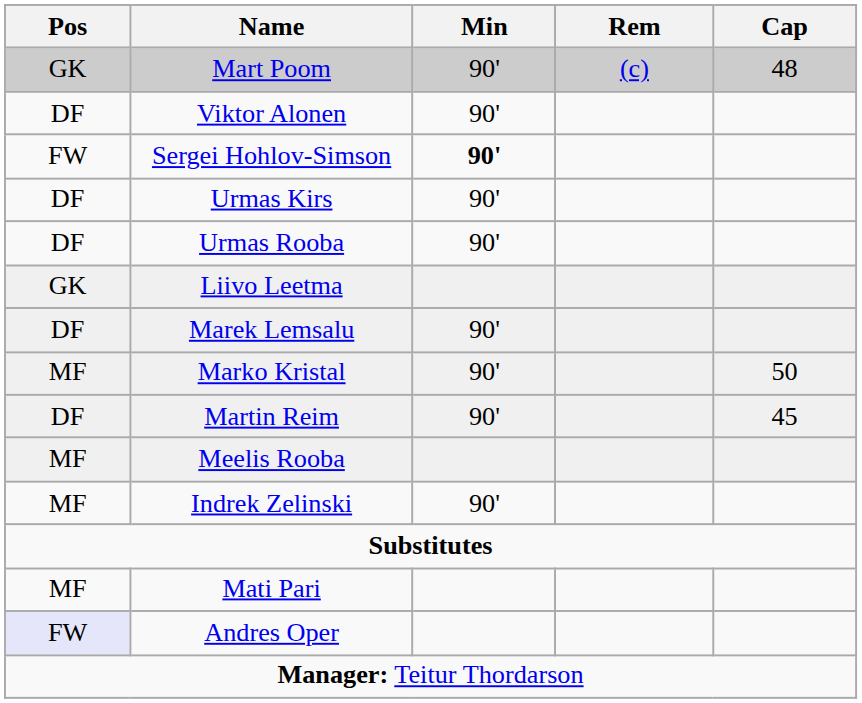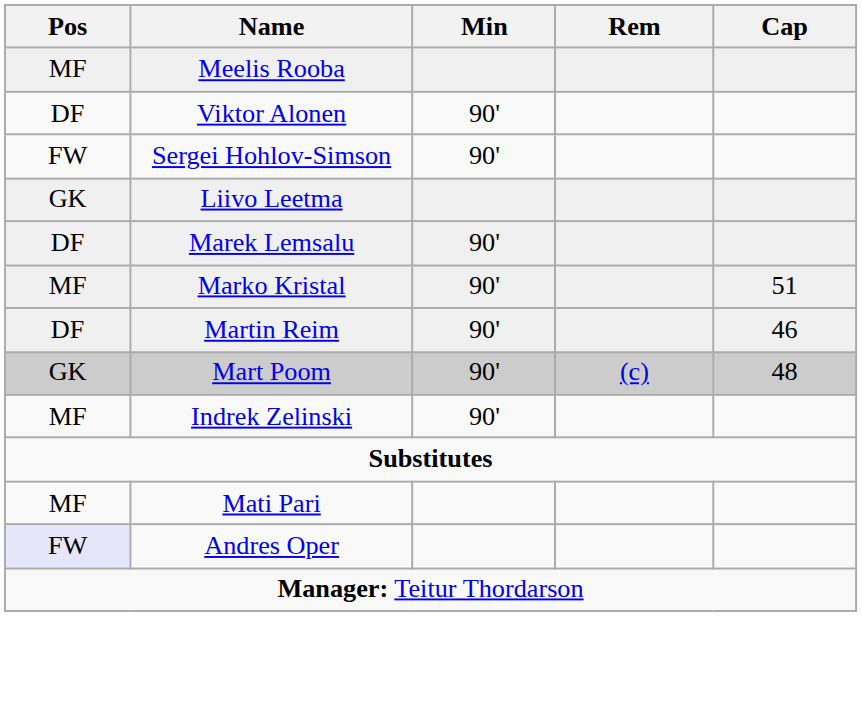rows swapped: (272, 69) <-> (272, 458)
(484, 155) bold -> (484, 155) normal
- row: (272, 198)
- row: (272, 242)
(785, 372) 50 -> (785, 285) 51
(785, 415) 45 -> (785, 328) 46
